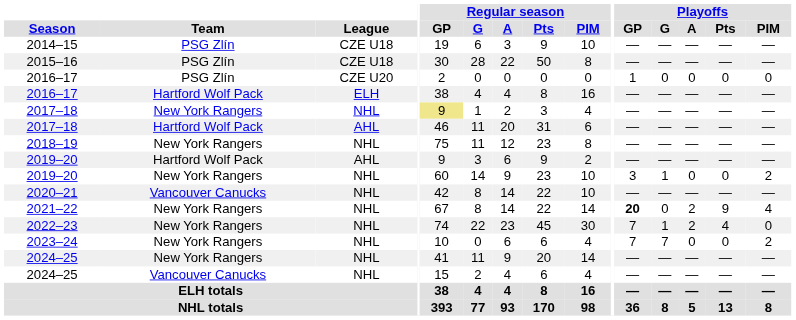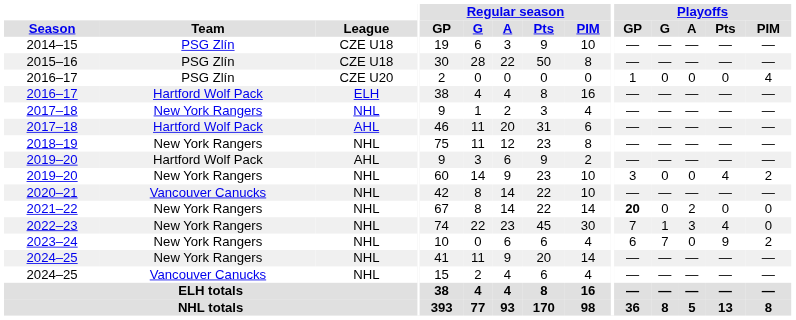(768, 77) 0 -> (768, 77) 4
(442, 110) khaki background -> (442, 110) no background
(665, 176) 1 -> (665, 176) 0
(725, 176) 0 -> (725, 176) 4
(725, 209) 9 -> (725, 209) 0
(768, 209) 4 -> (768, 209) 0
(692, 225) 2 -> (692, 225) 3
(633, 241) 7 -> (633, 241) 6
(725, 241) 0 -> (725, 241) 9
